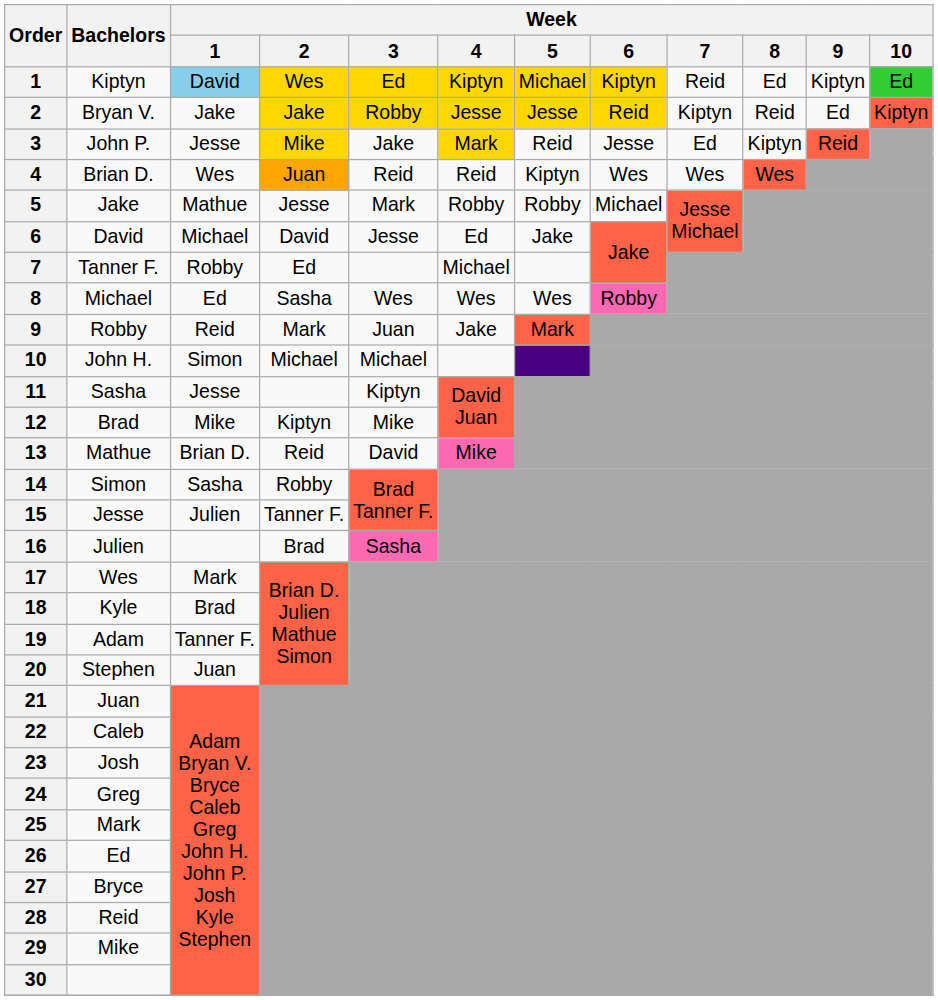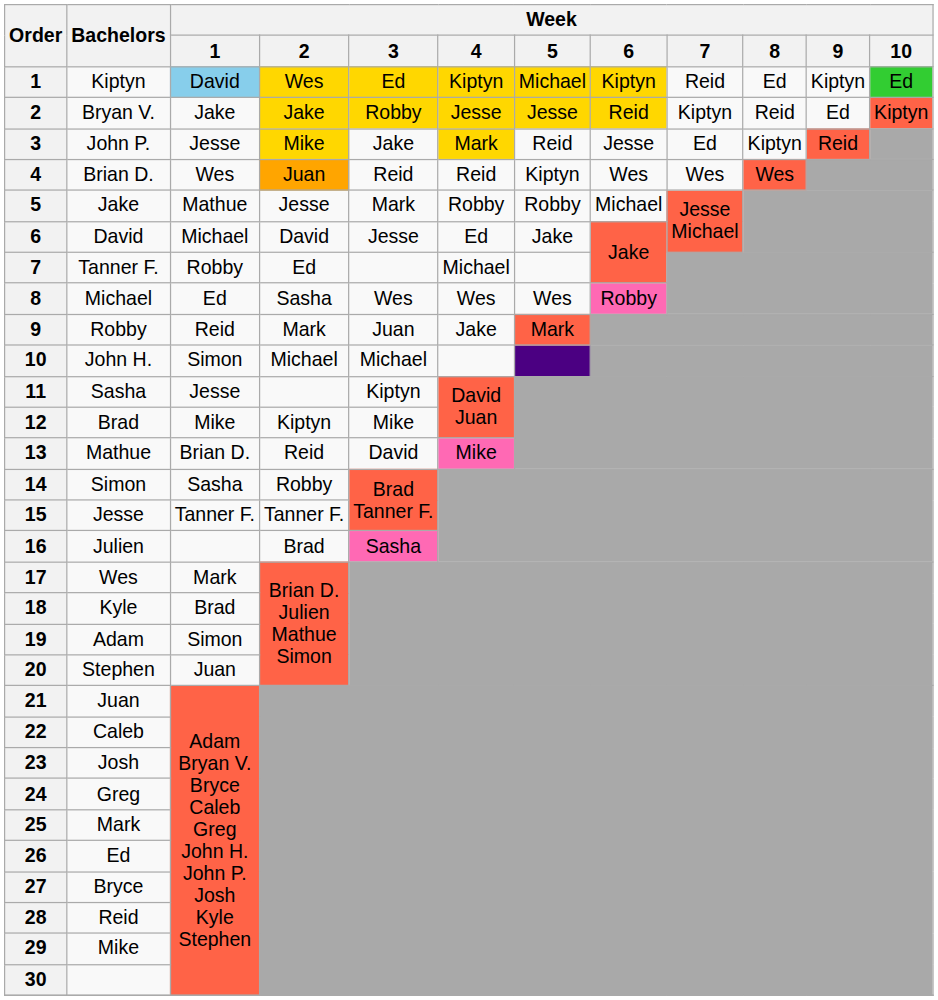(215, 515) Julien -> (215, 515) Tanner F.
(215, 639) Tanner F. -> (215, 639) Simon
